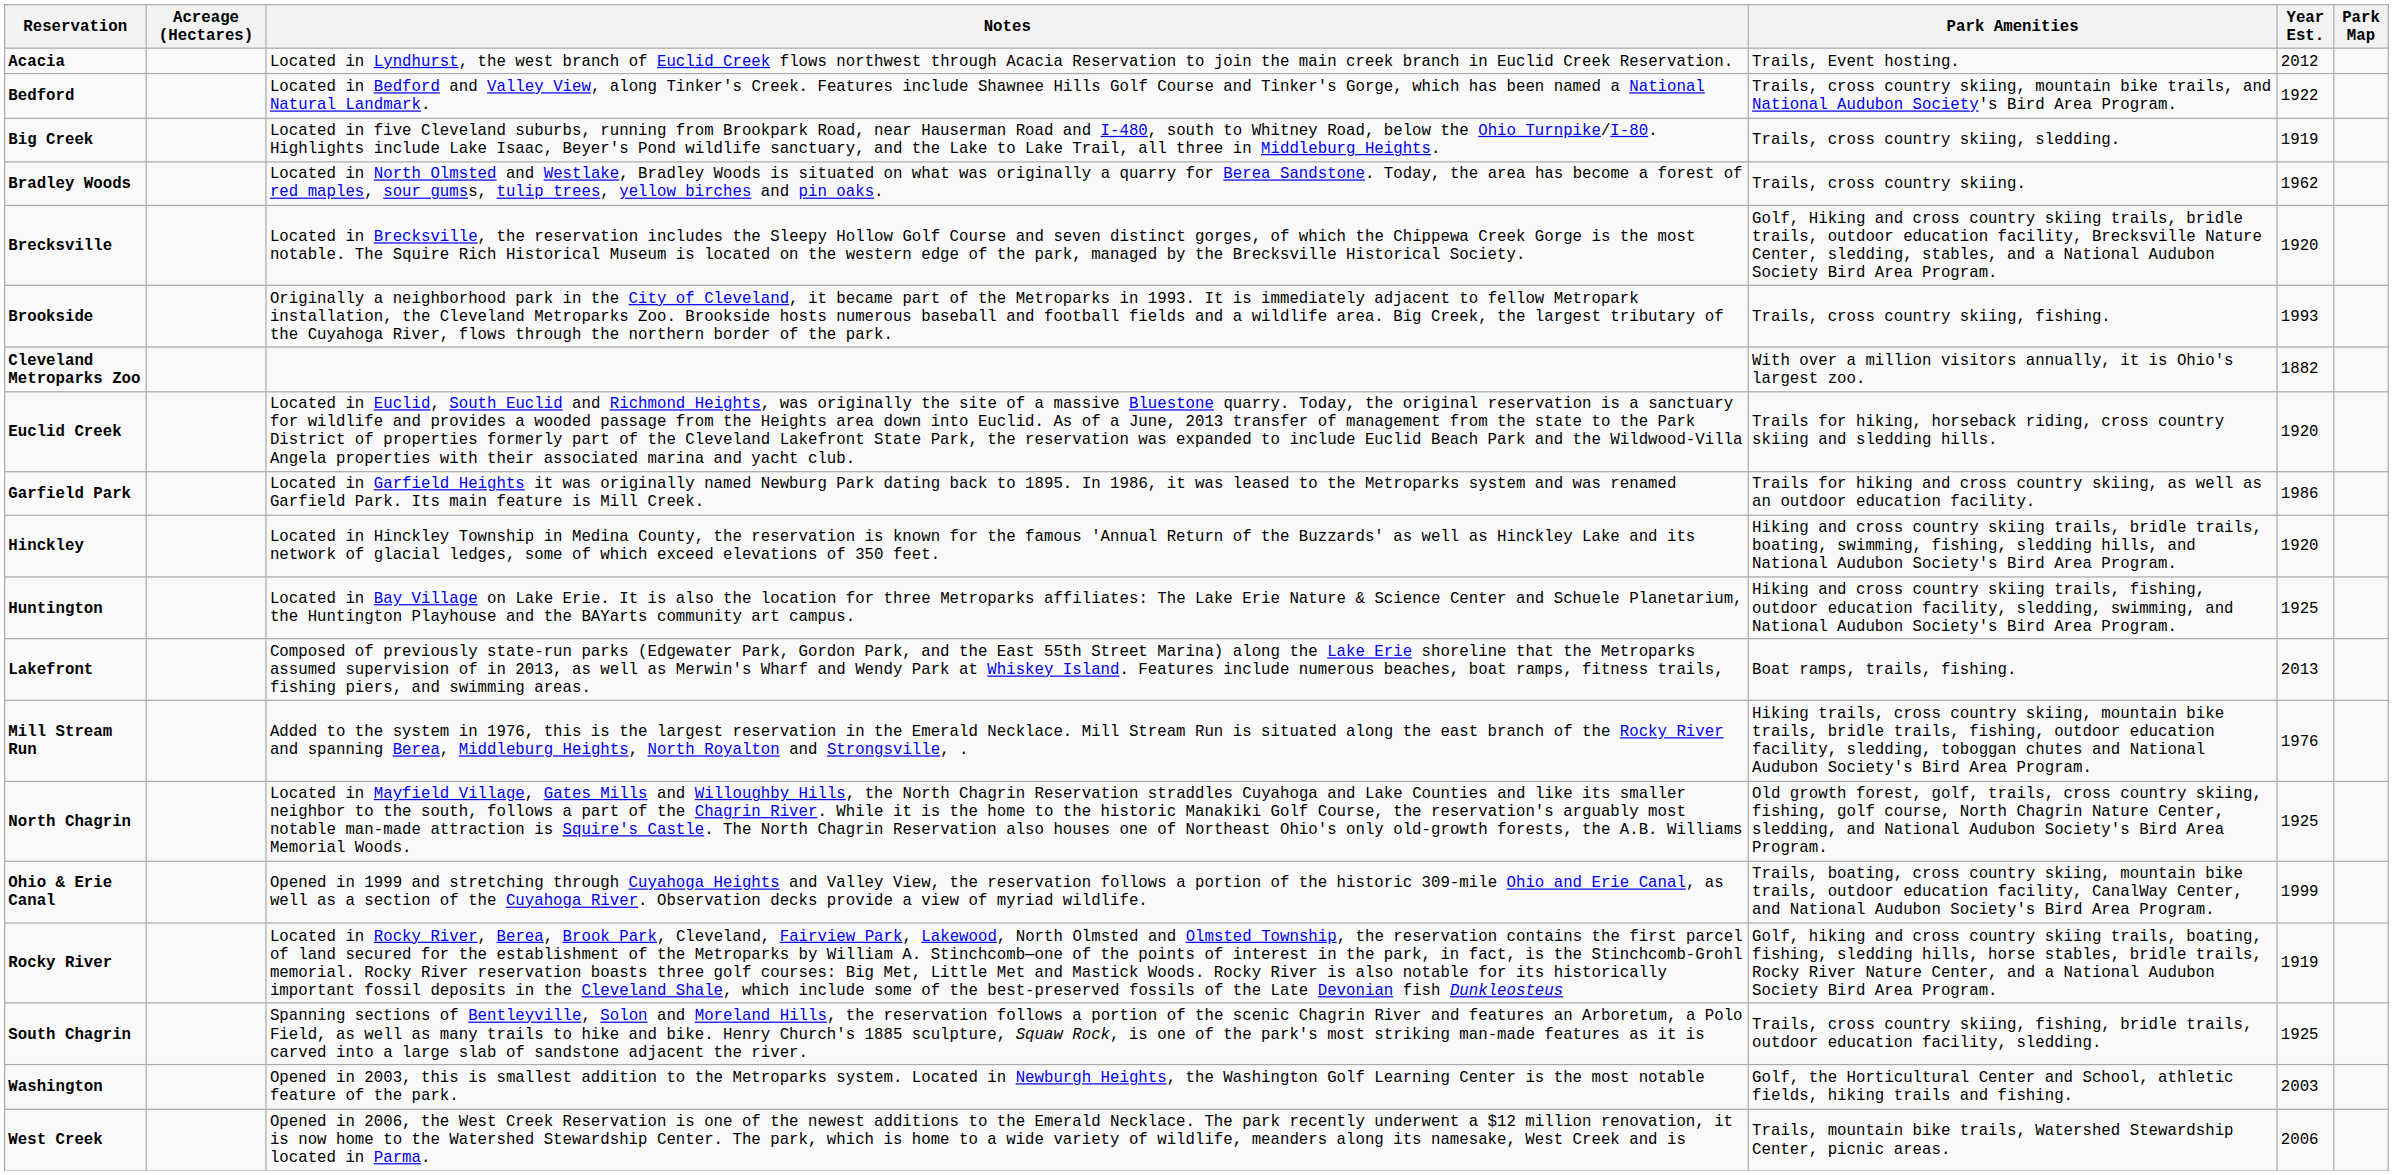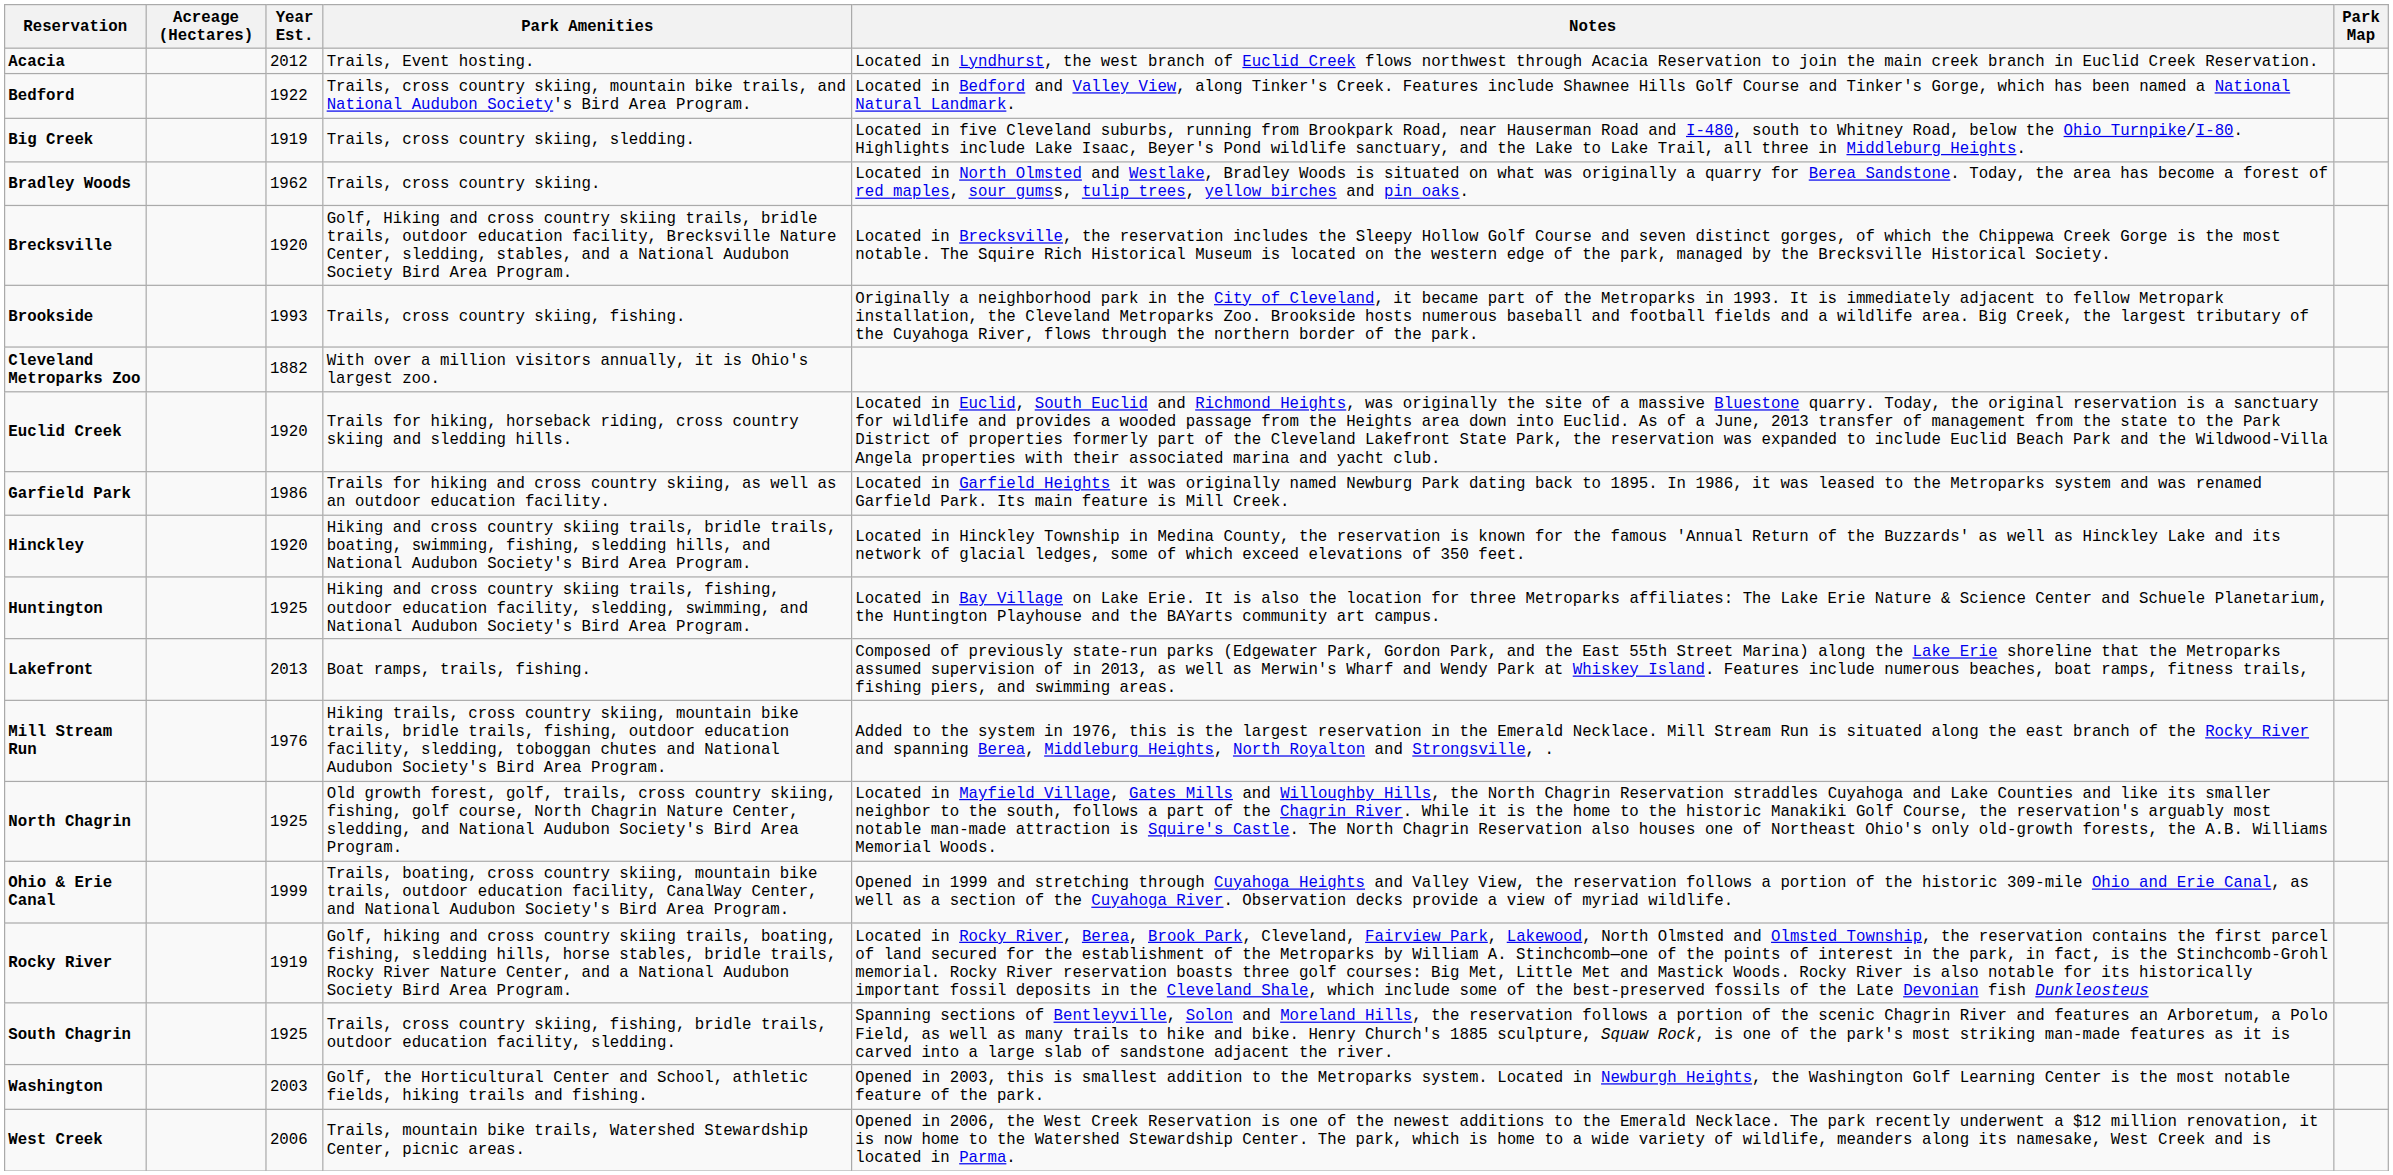columns swapped: (1007, 26) <-> (2305, 26)
